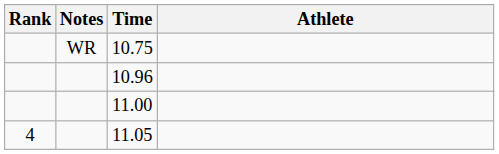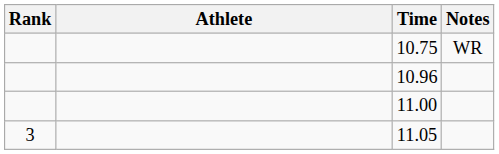columns swapped: (325, 18) <-> (82, 18)
(30, 134) 4 -> (30, 134) 3
